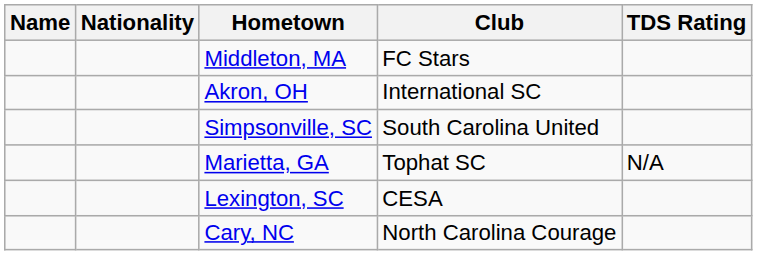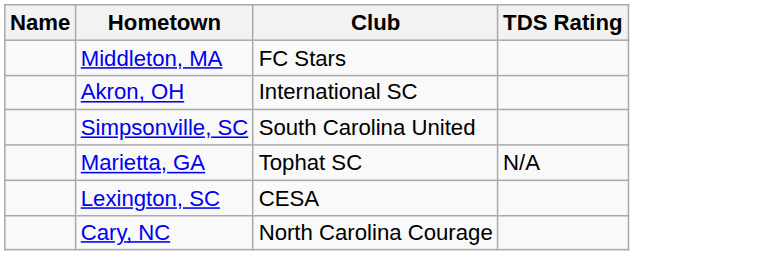- column: (137, 23)
